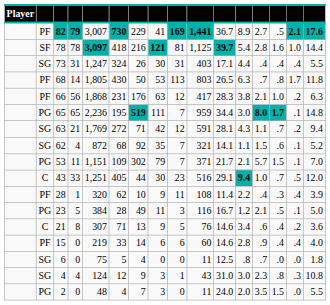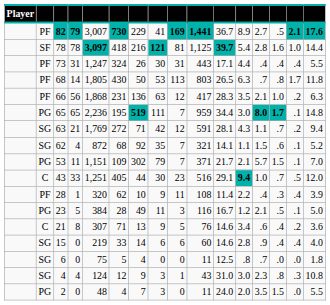(45, 64) SG -> (45, 64) PF
(204, 64) 403 -> (204, 64) 443
(138, 96) 176 -> (138, 96) 136
(244, 96) 3.8 -> (244, 96) 3.5
(45, 243) PF -> (45, 243) SG
